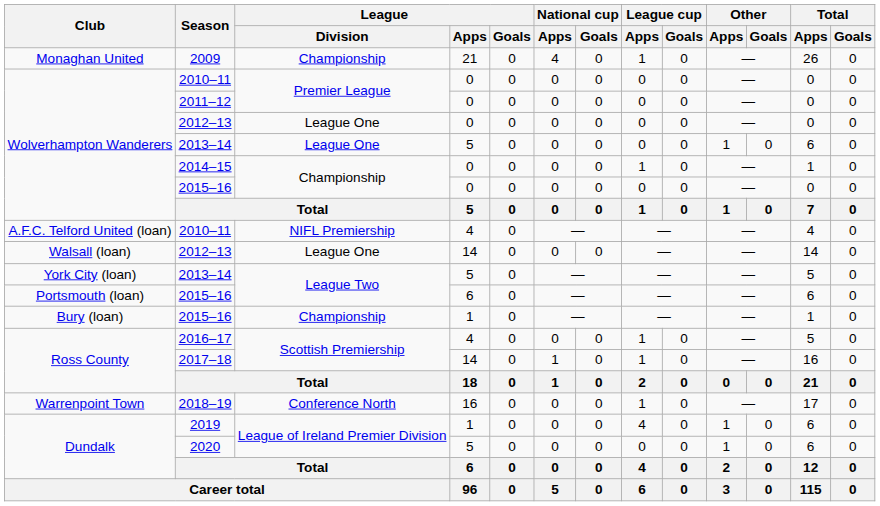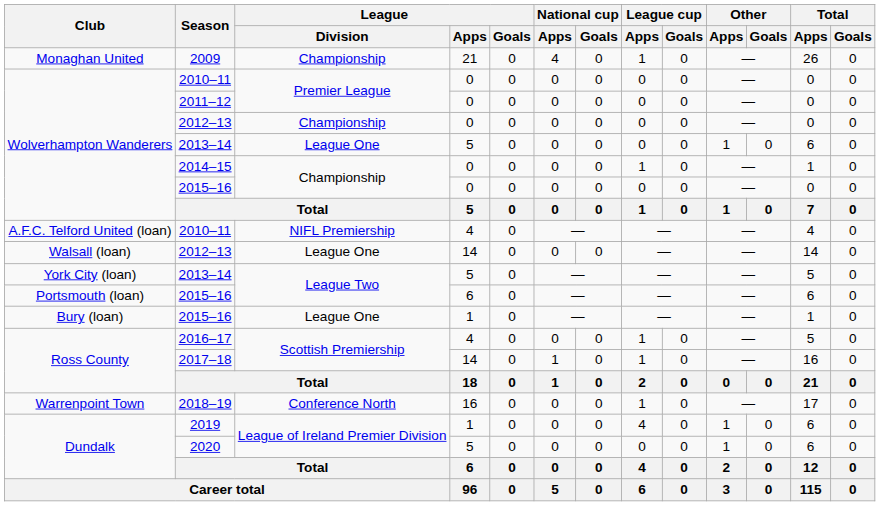(342, 123) League One -> (342, 123) Championship
(342, 317) Championship -> (342, 317) League One
